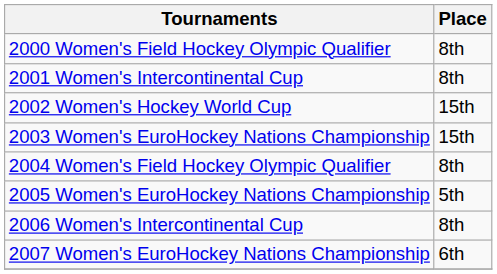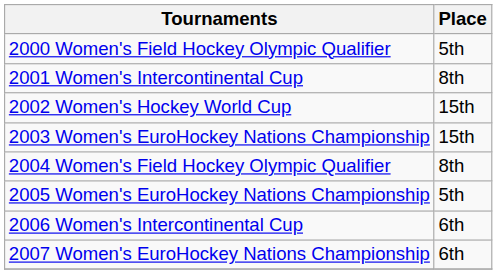(451, 48) 8th -> (451, 48) 5th
(451, 225) 8th -> (451, 225) 6th
